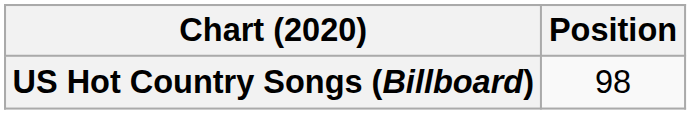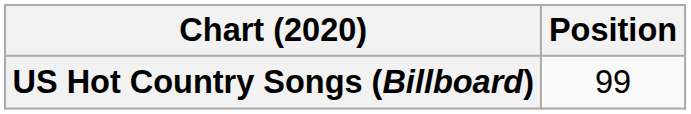(613, 81) 98 -> (613, 81) 99
